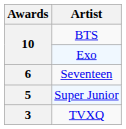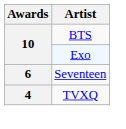- row: (86, 94)
(28, 114) 3 -> (28, 94) 4
